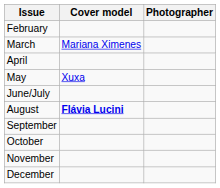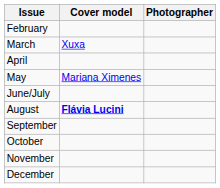(101, 45) Mariana Ximenes -> (73, 45) Xuxa
(73, 77) Xuxa -> (101, 77) Mariana Ximenes
